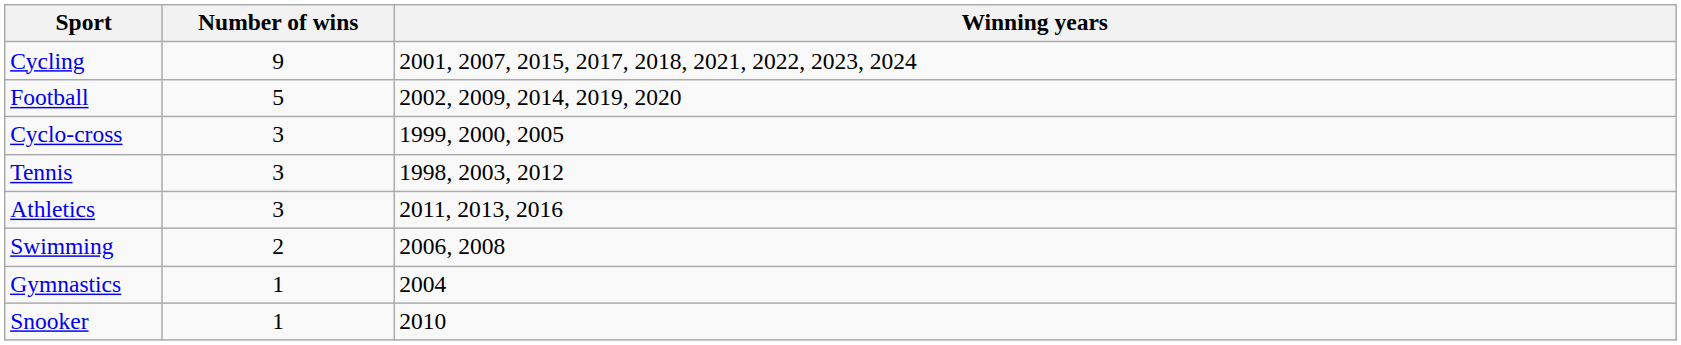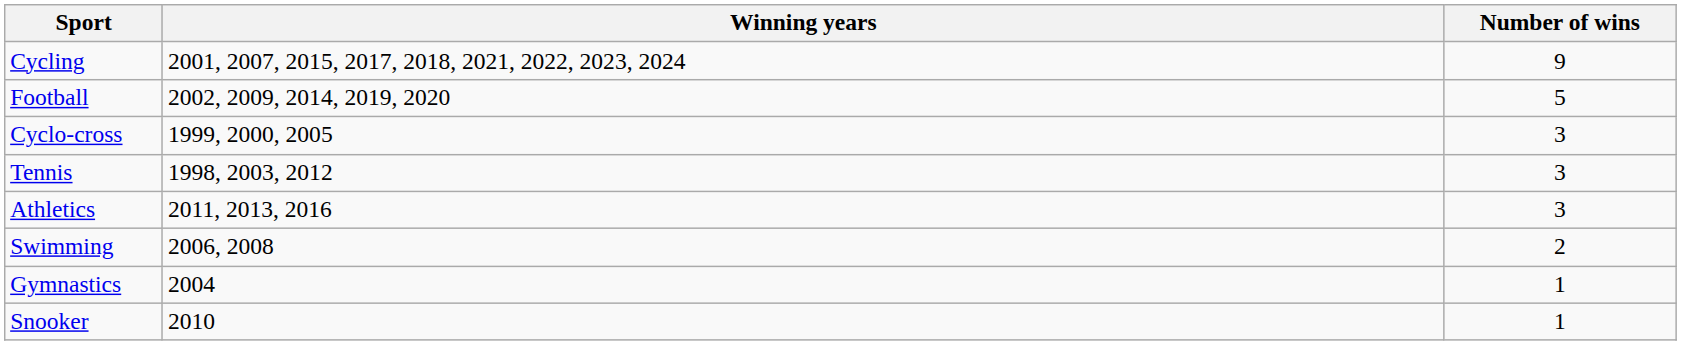columns swapped: (278, 23) <-> (1035, 23)
